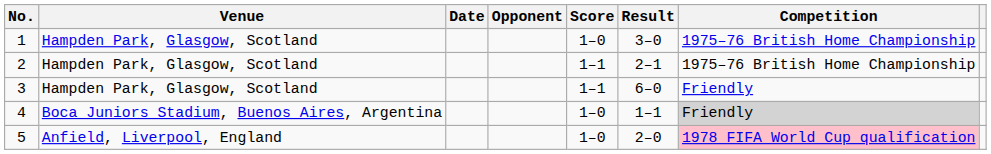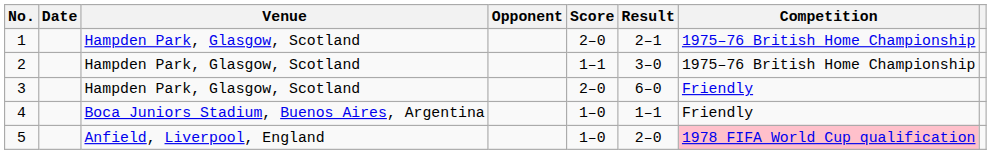columns swapped: (467, 17) <-> (242, 17)
(592, 41) 1–0 -> (592, 41) 2–0
(648, 41) 3–0 -> (648, 41) 2–1
(648, 65) 2–1 -> (648, 65) 3–0
(592, 89) 1–1 -> (592, 89) 2–0
(718, 113) lightgrey background -> (718, 113) no background
